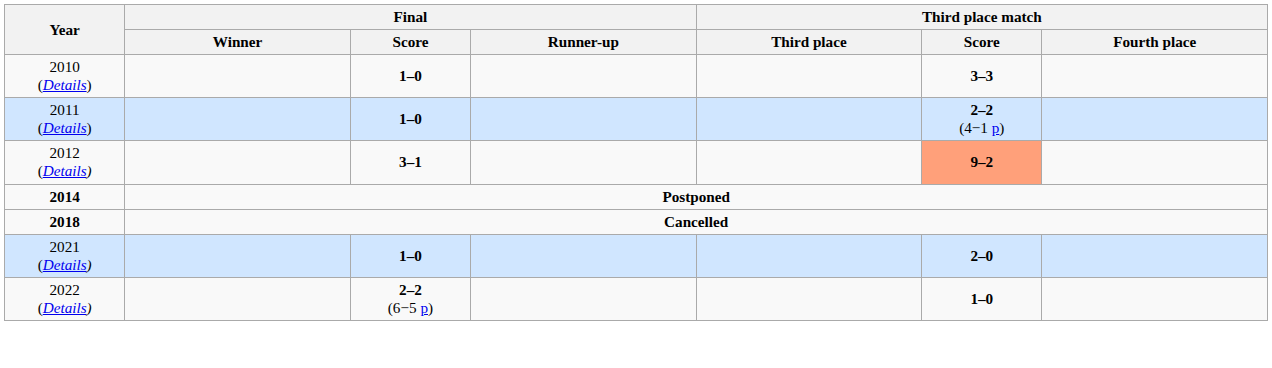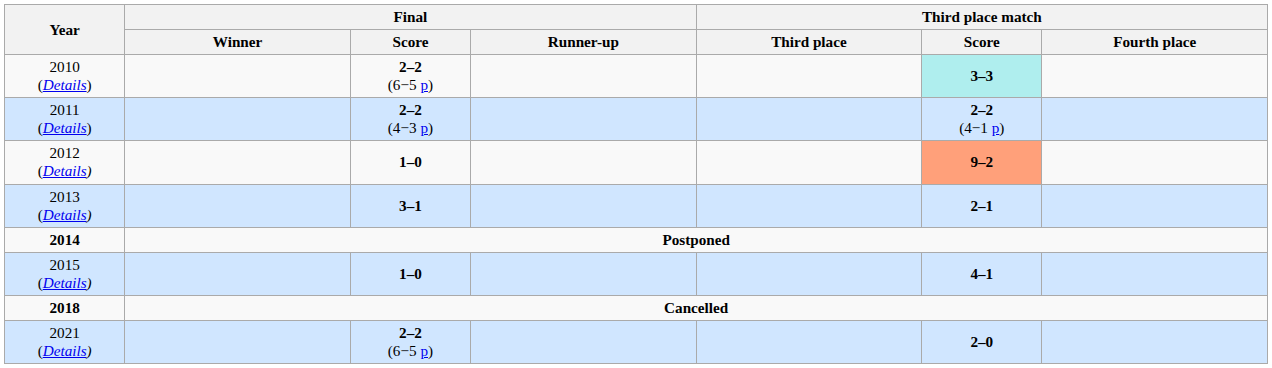(410, 76) 1–0 -> (410, 76) 2–2 (6−5 p)
(982, 76) no background -> (982, 76) paleturquoise background
(410, 119) 1–0 -> (410, 119) 2–2 (4−3 p)
(410, 162) 3–1 -> (410, 162) 1–0
+ row: (65, 205)
+ row: (65, 273)
(410, 255) 1–0 -> (410, 341) 2–2 (6−5 p)
- row: (65, 298)
